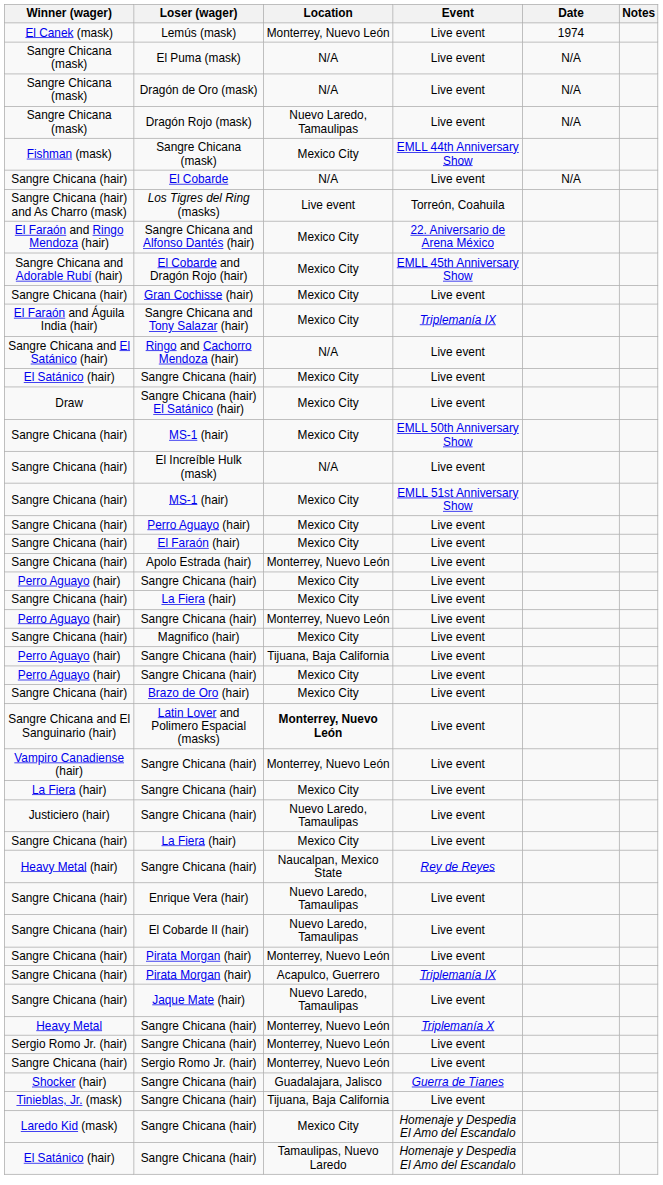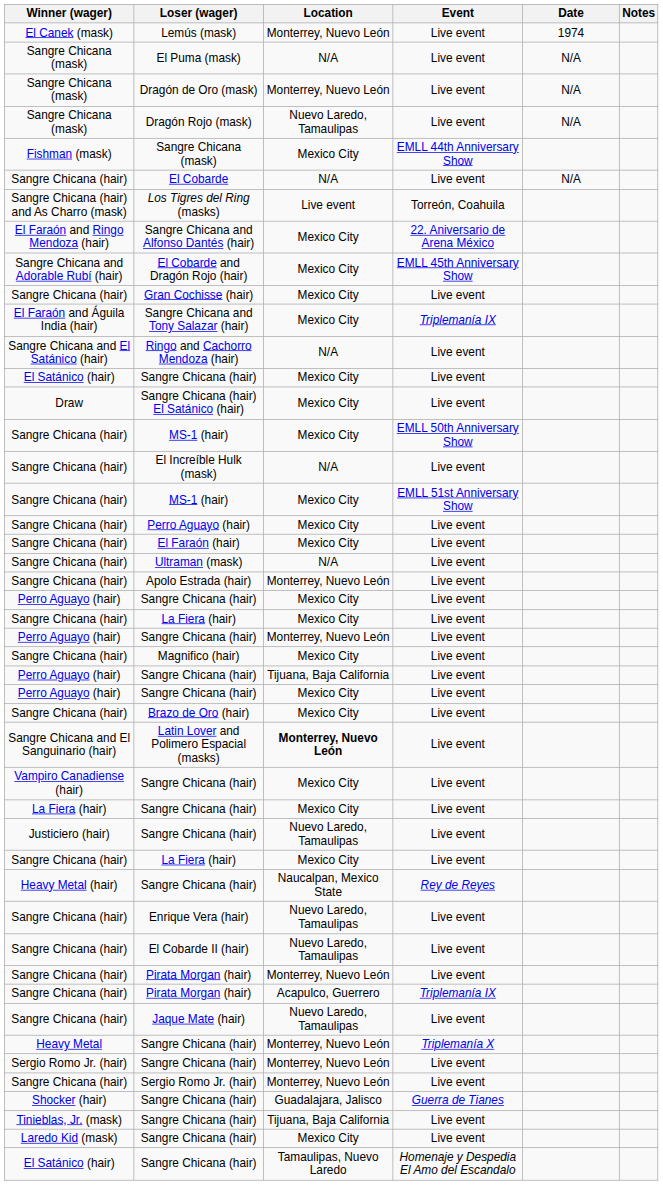(328, 90) N/A -> (328, 90) Monterrey, Nuevo León
+ row: (69, 562)
(328, 764) Monterrey, Nuevo León -> (328, 783) Mexico City
(458, 1126) Homenaje y Despedia El Amo del Escandalo -> (458, 1138) Live event
